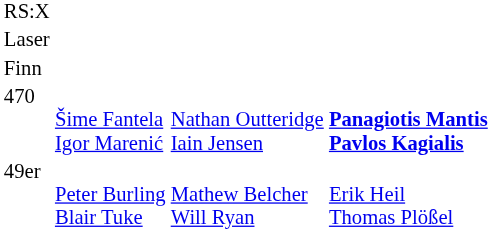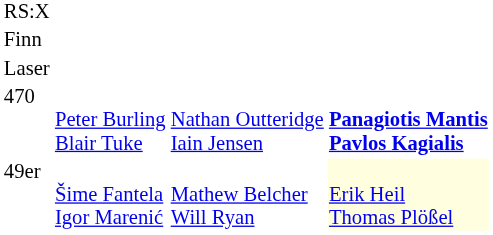rows swapped: (27, 39) <-> (23, 68)
(109, 131) Šime Fantela Igor Marenić -> (110, 131) Peter Burling Blair Tuke
(110, 206) Peter Burling Blair Tuke -> (109, 206) Šime Fantela Igor Marenić
(391, 206) no background -> (391, 206) lightyellow background
